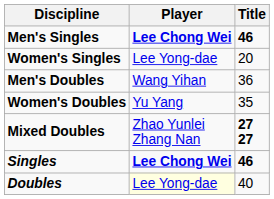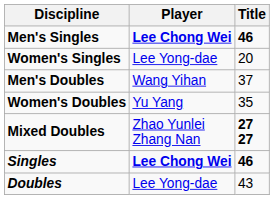(246, 80) 36 -> (246, 80) 37
(175, 183) lightyellow background -> (175, 183) no background
(246, 183) 40 -> (246, 183) 43
